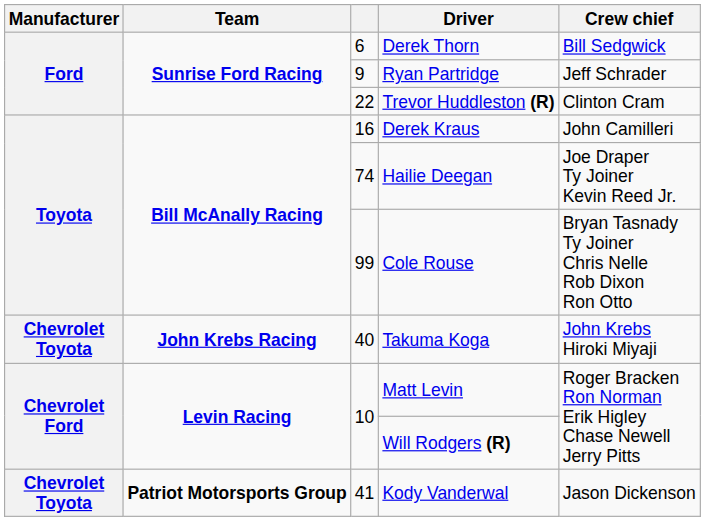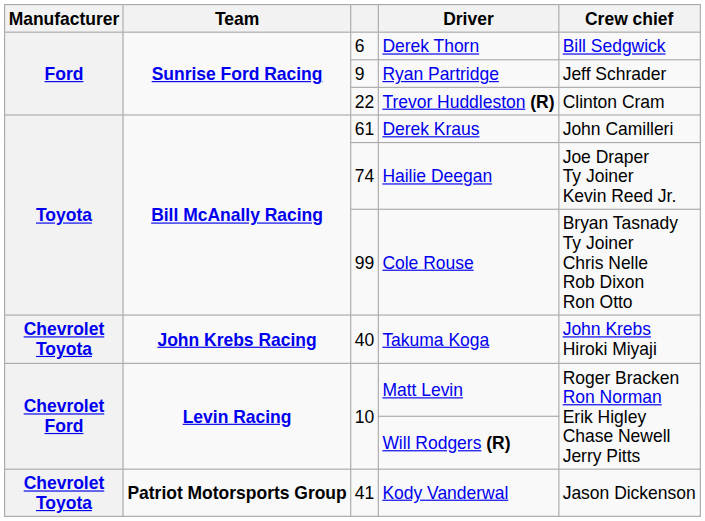(365, 129) 16 -> (365, 129) 61
